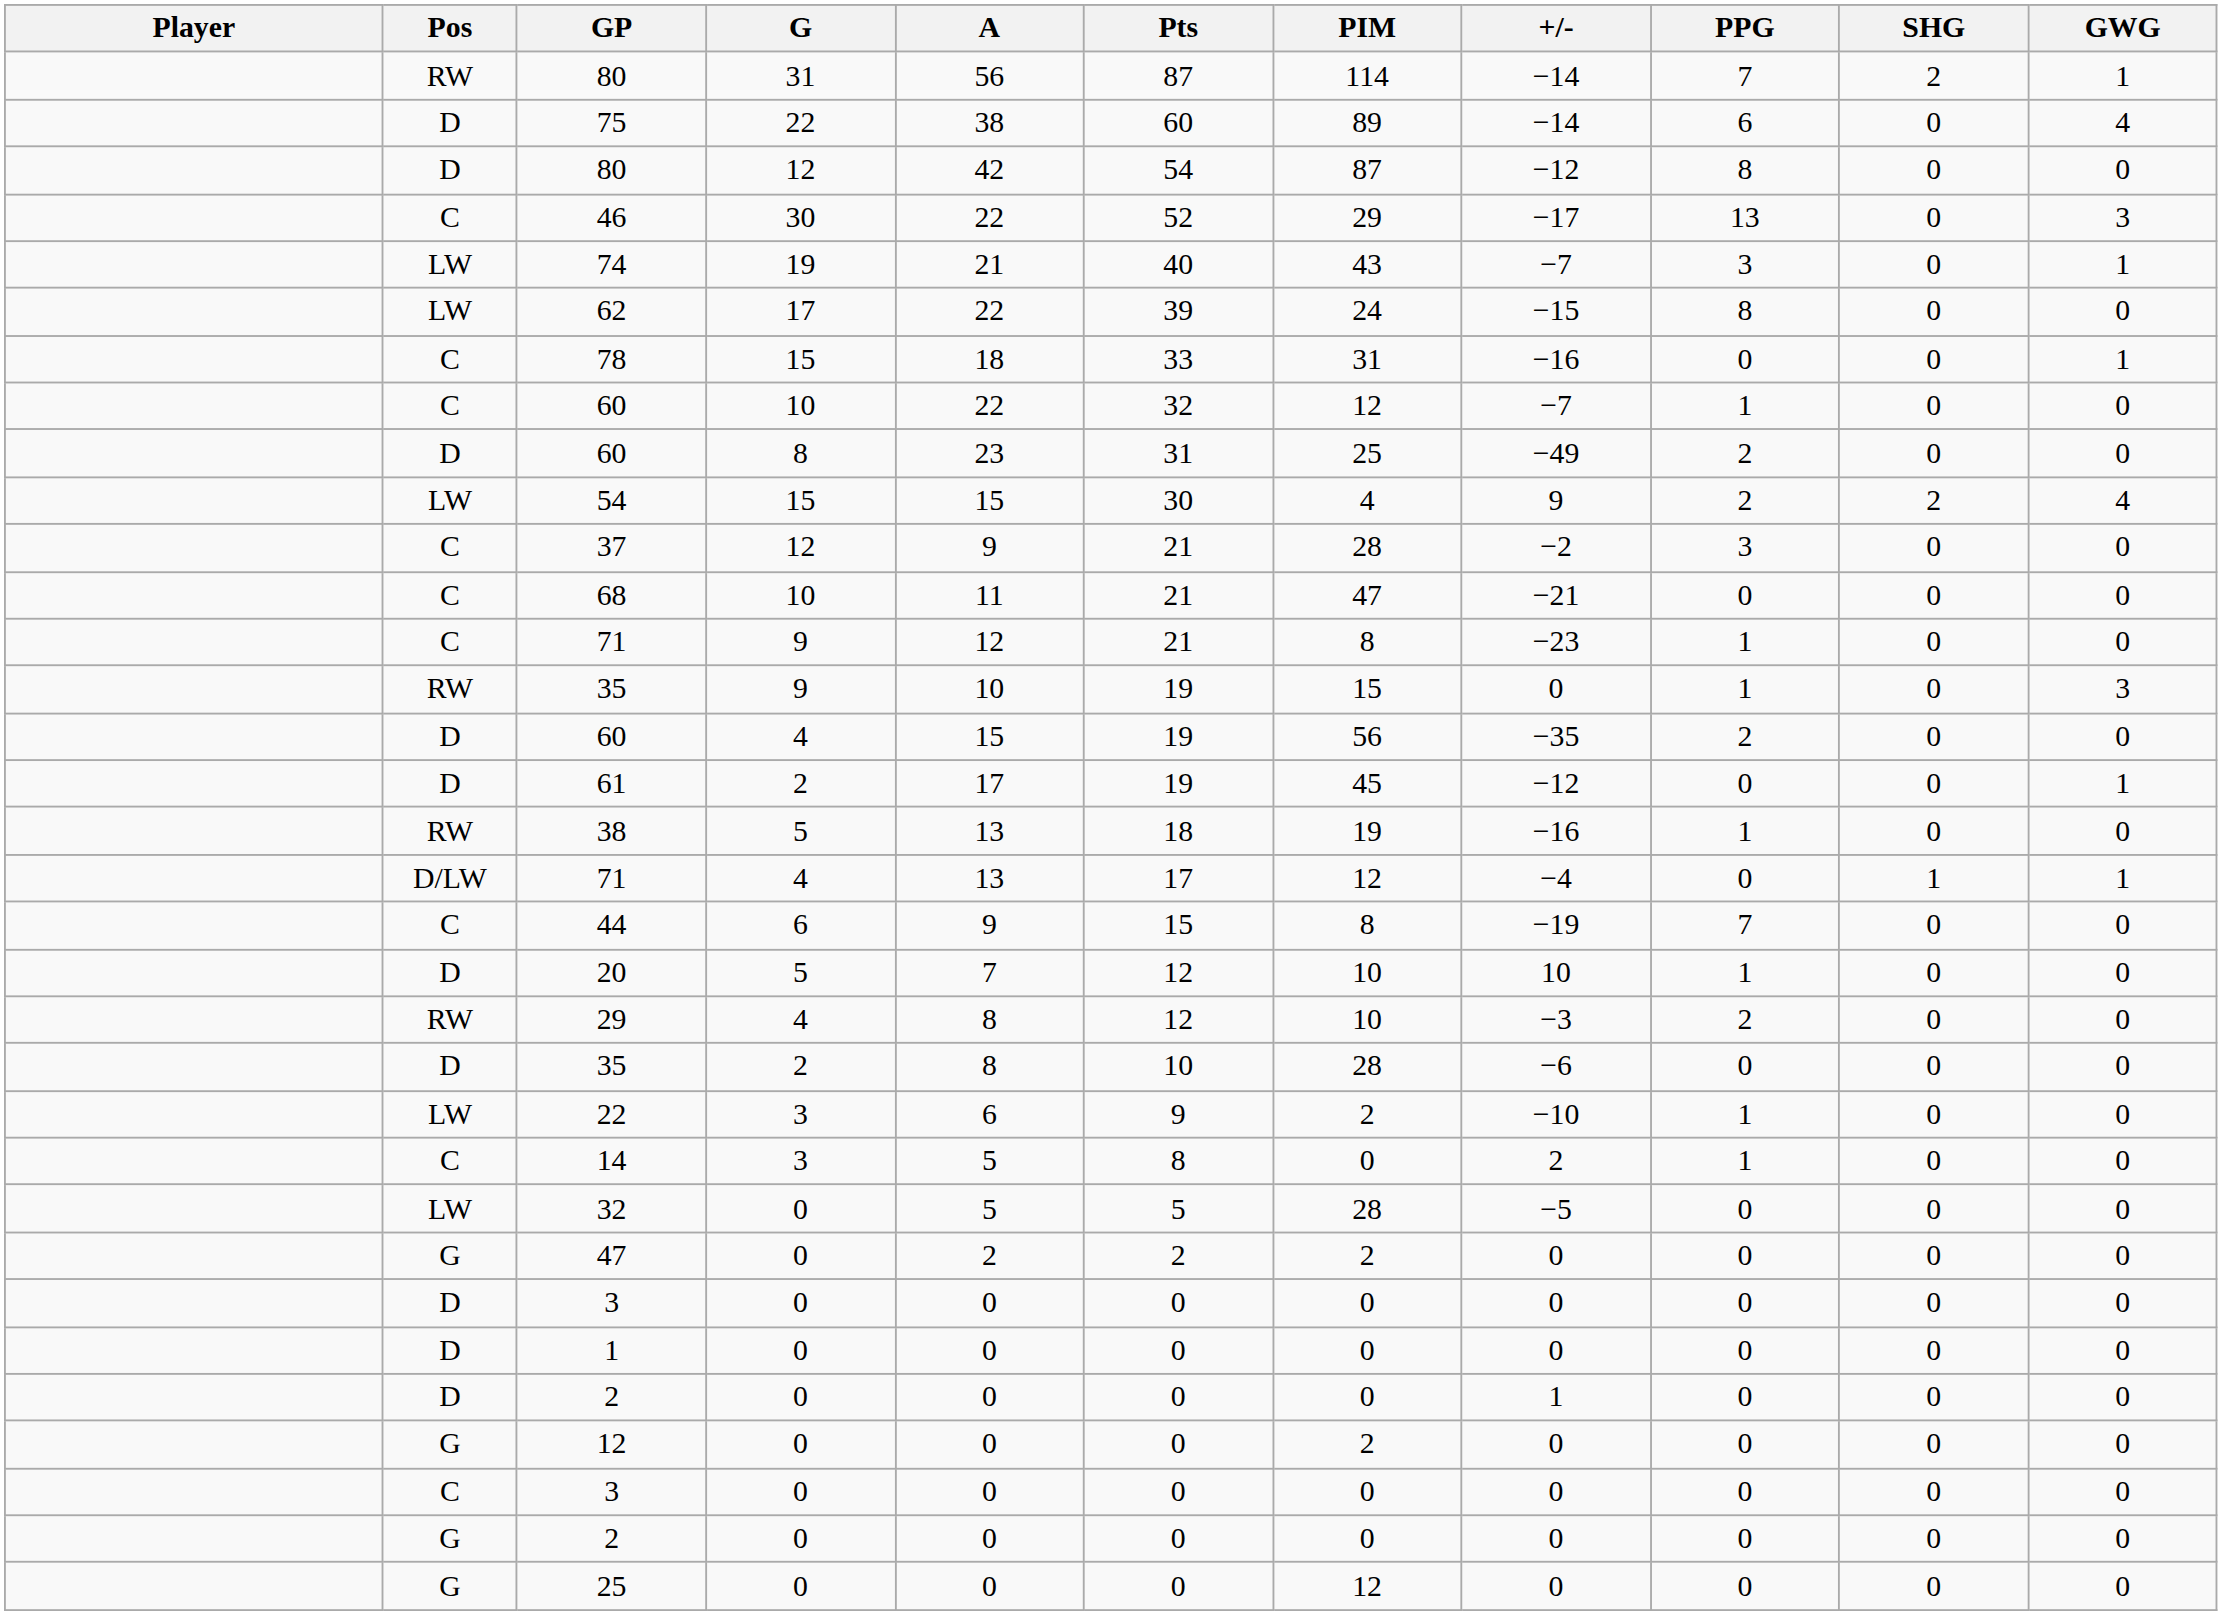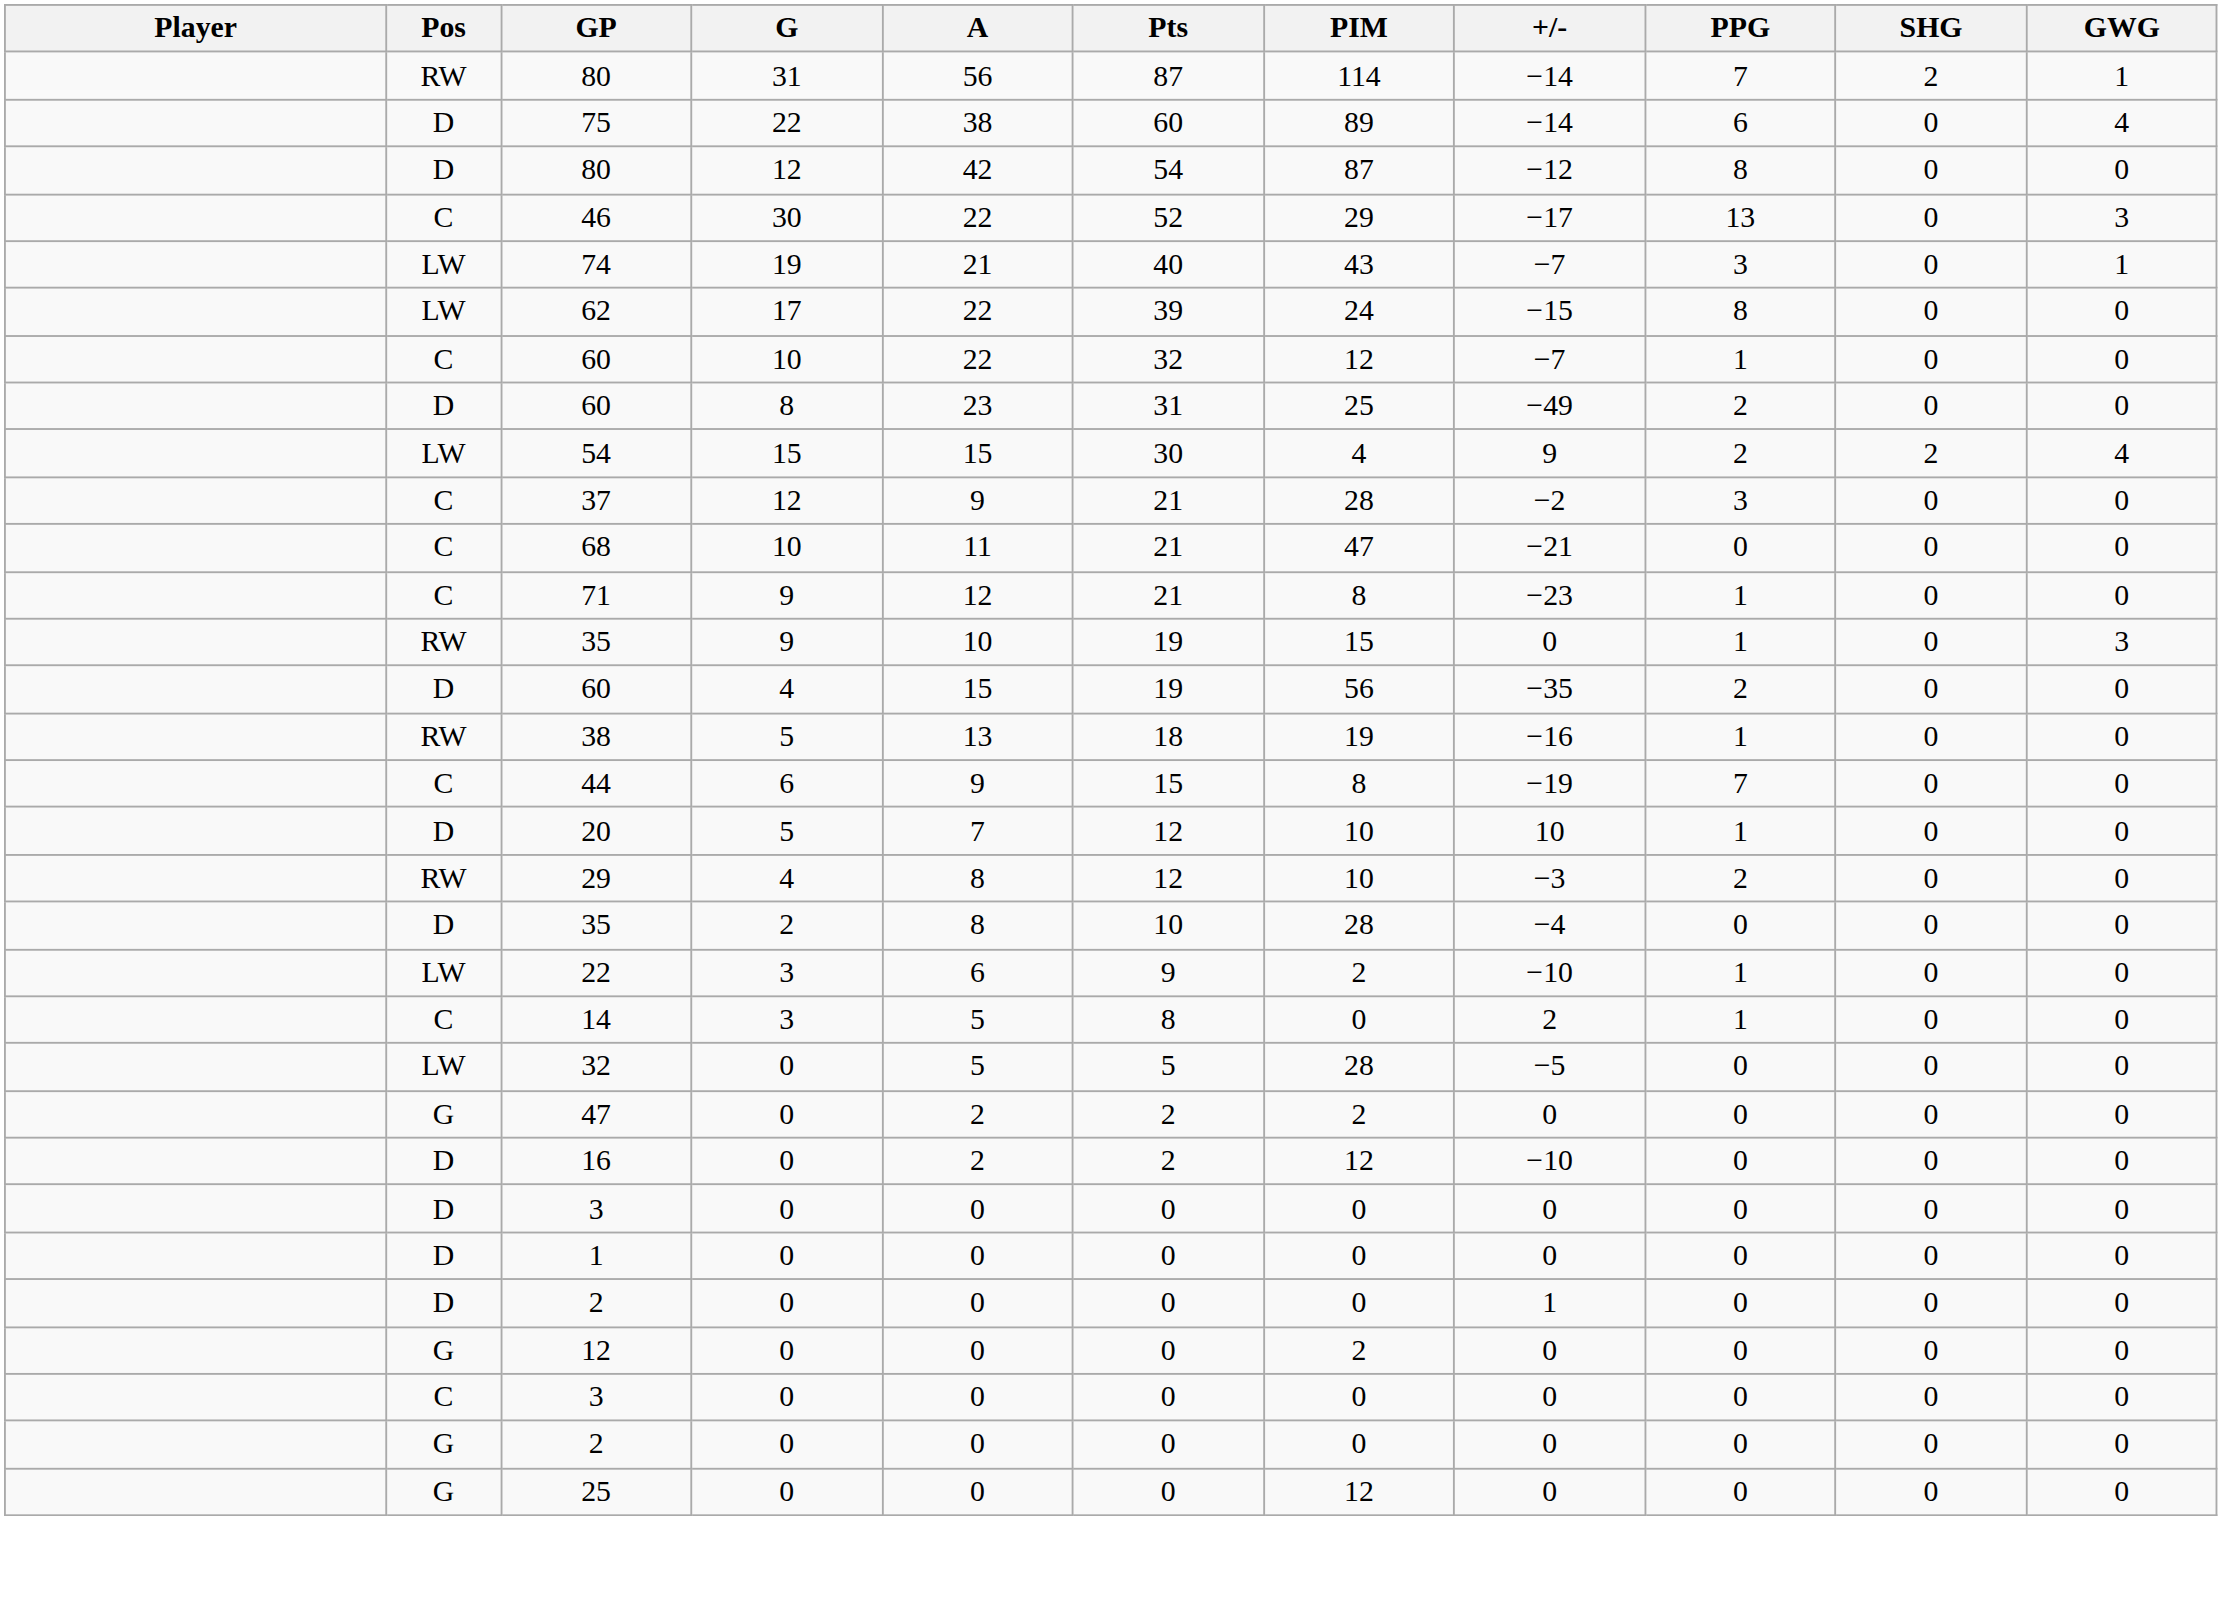- row: (450, 358)
- row: (450, 783)
- row: (450, 877)
(1556, 1066) −6 -> (1550, 924) −4
+ row: (444, 1160)
